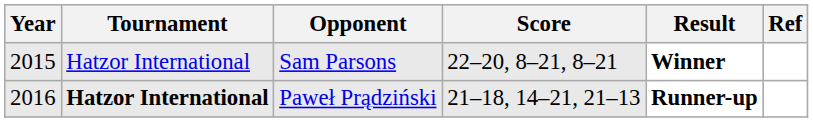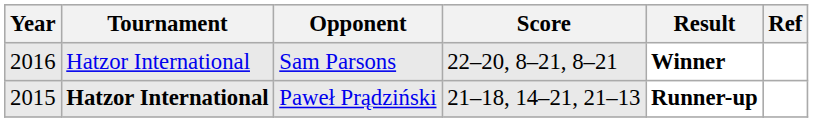(33, 61) 2015 -> (33, 61) 2016
(33, 98) 2016 -> (33, 98) 2015
